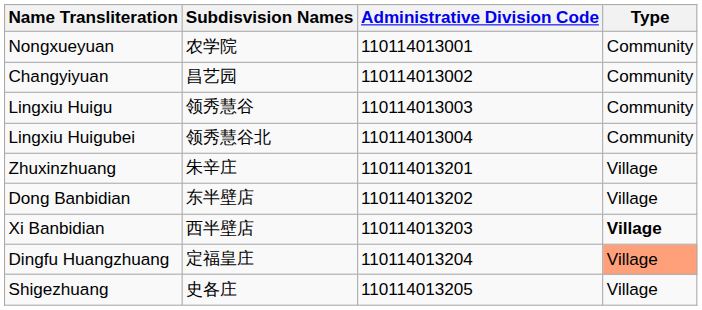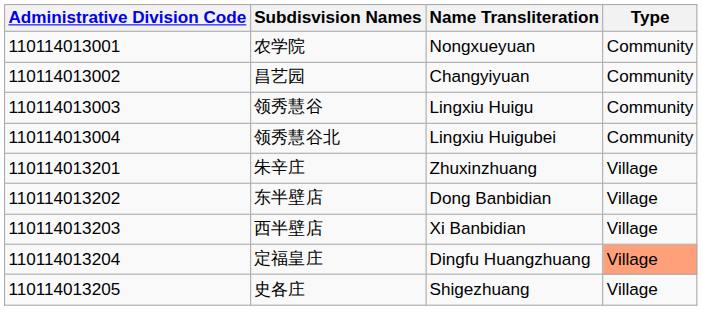columns swapped: (480, 18) <-> (93, 18)
(634, 228) bold -> (632, 228) normal
